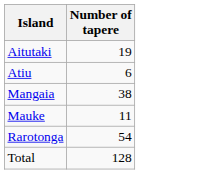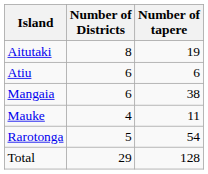+ column: (101, 22)
